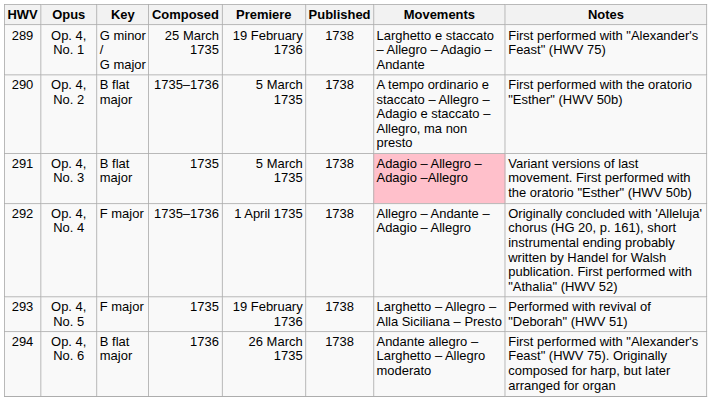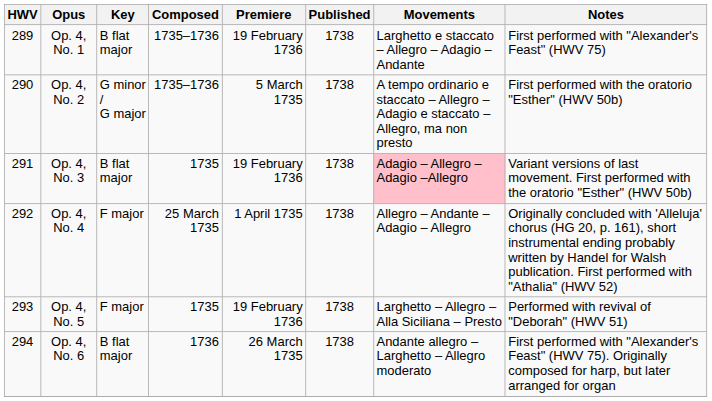(123, 49) G minor / G major -> (116, 42) B flat major
(192, 42) 25 March 1735 -> (186, 35) 1735–1736
(116, 92) B flat major -> (123, 99) G minor / G major
(279, 171) 5 March 1735 -> (268, 171) 19 February 1736
(186, 213) 1735–1736 -> (192, 220) 25 March 1735
